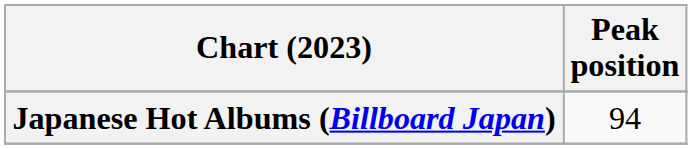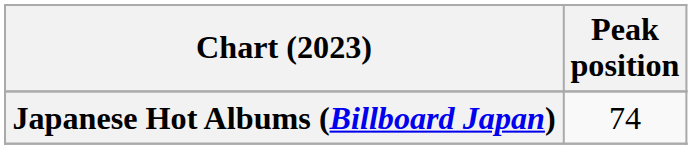(625, 117) 94 -> (625, 117) 74
